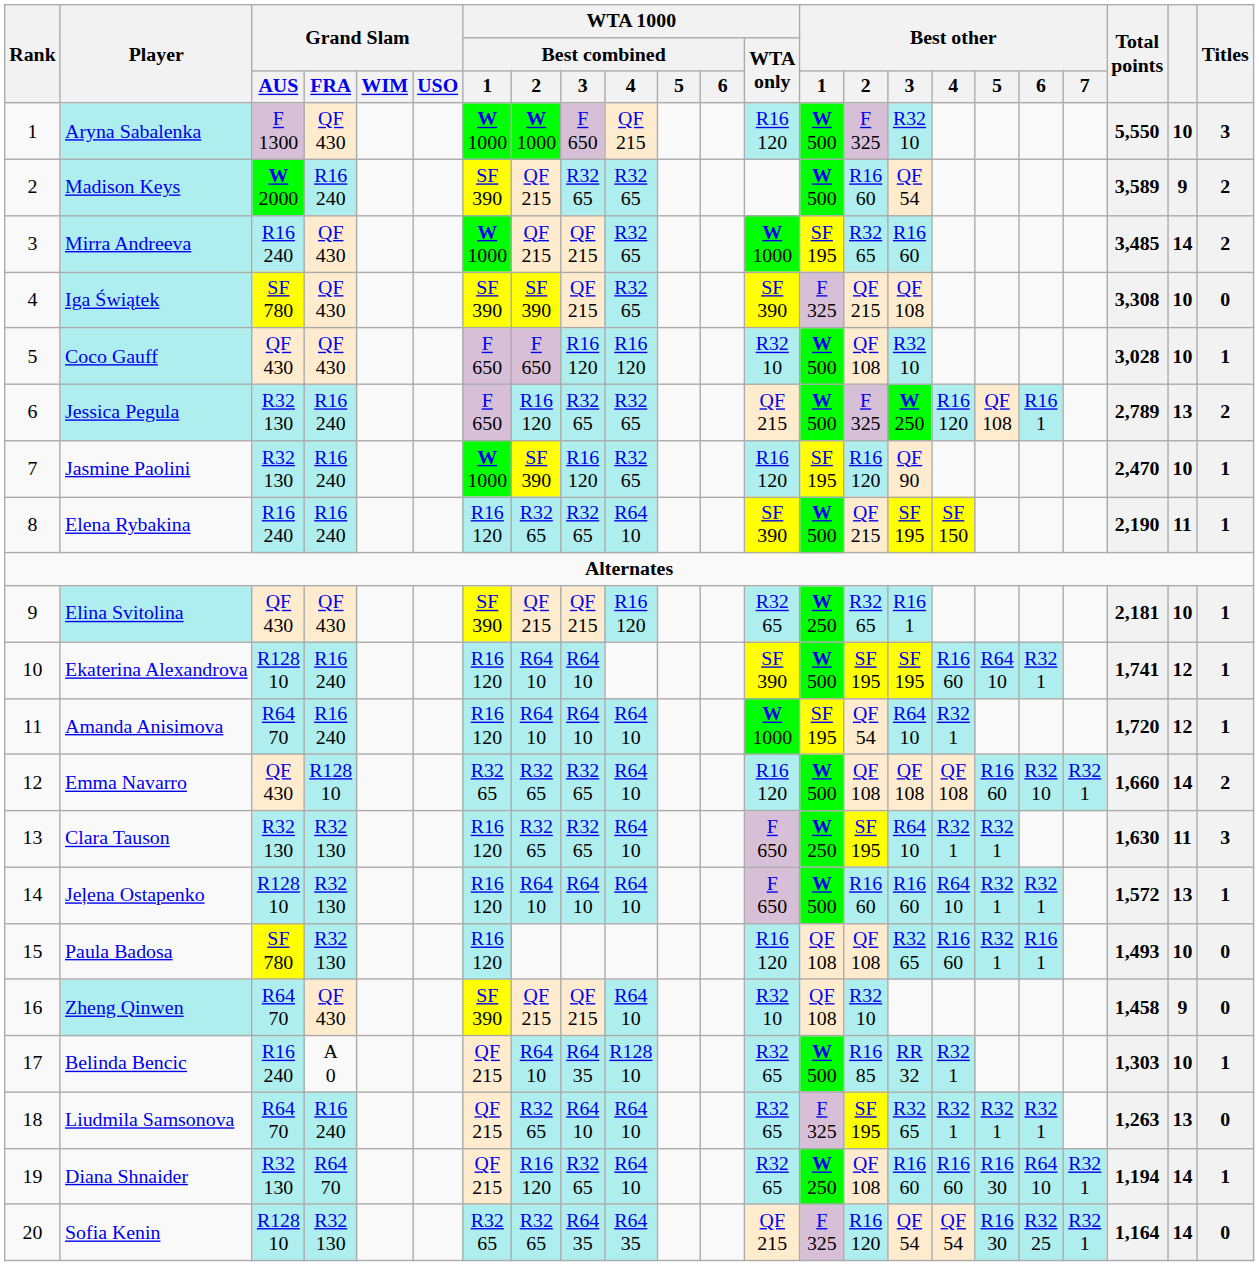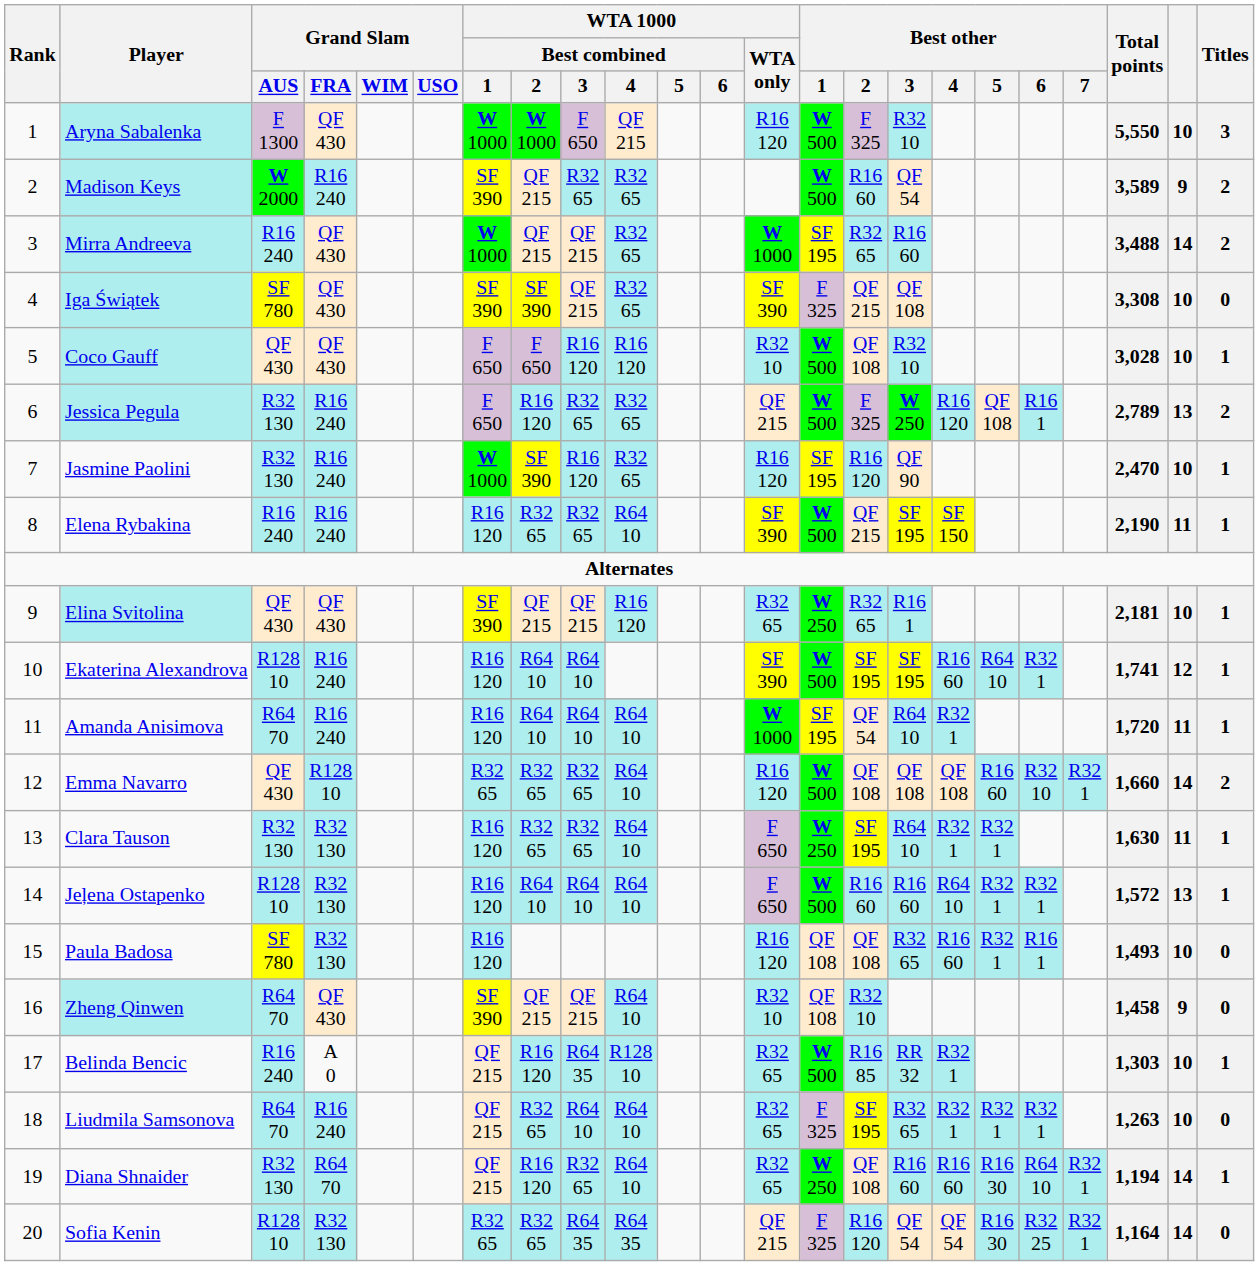(1137, 243) 3,485 -> (1137, 243) 3,488
(1182, 726) 12 -> (1182, 726) 11
(1225, 838) 3 -> (1225, 838) 1
(536, 1063) R64 10 -> (536, 1063) R16 120
(1182, 1120) 13 -> (1182, 1120) 10
